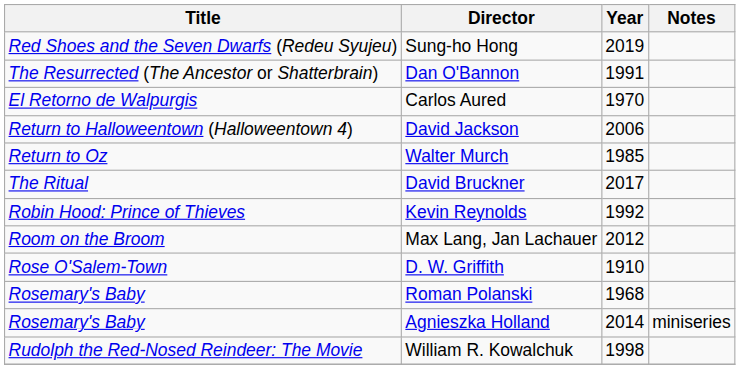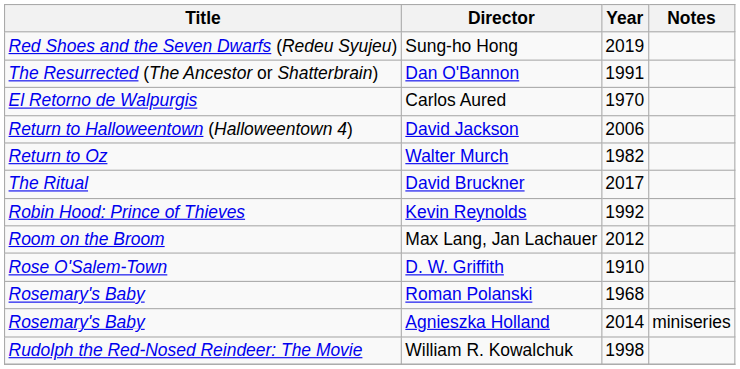(625, 156) 1985 -> (625, 156) 1982
